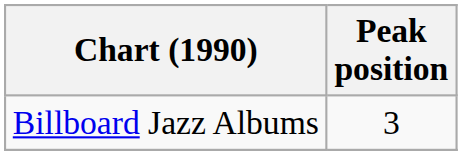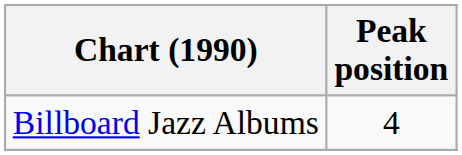(391, 122) 3 -> (391, 122) 4
